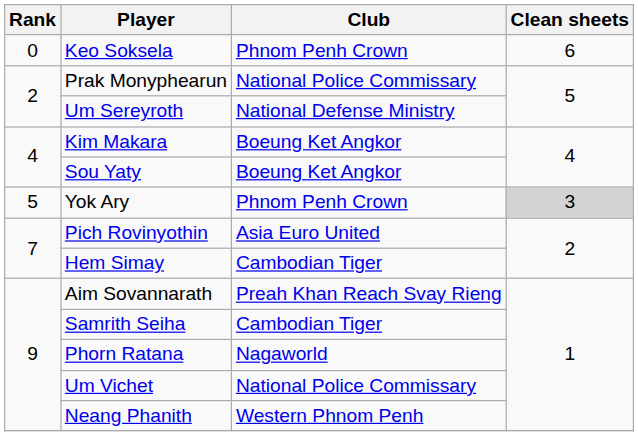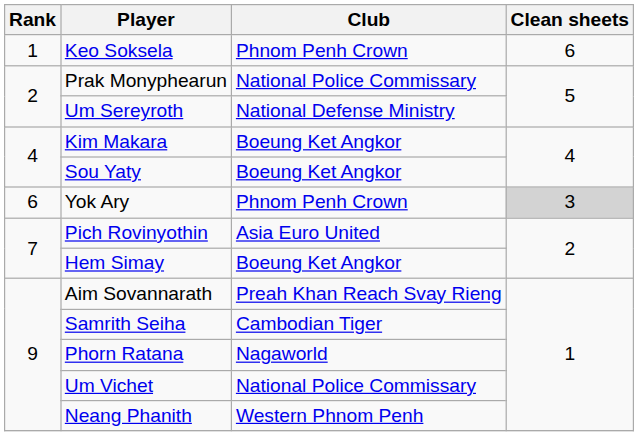(32, 50) 0 -> (32, 50) 1
(32, 202) 5 -> (32, 202) 6
(309, 263) Cambodian Tiger -> (319, 263) Boeung Ket Angkor
